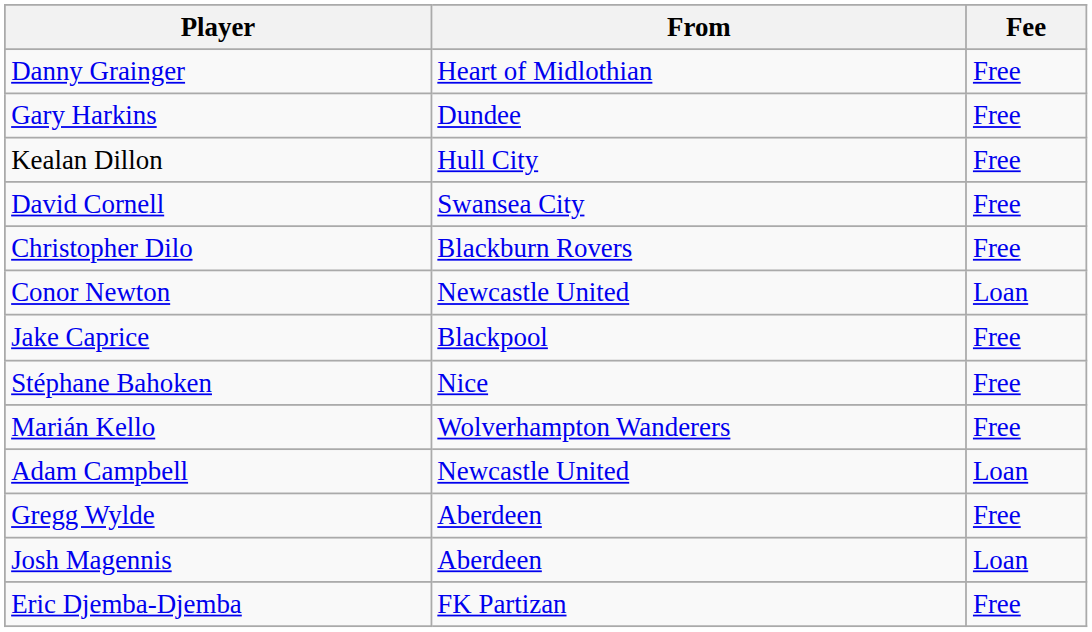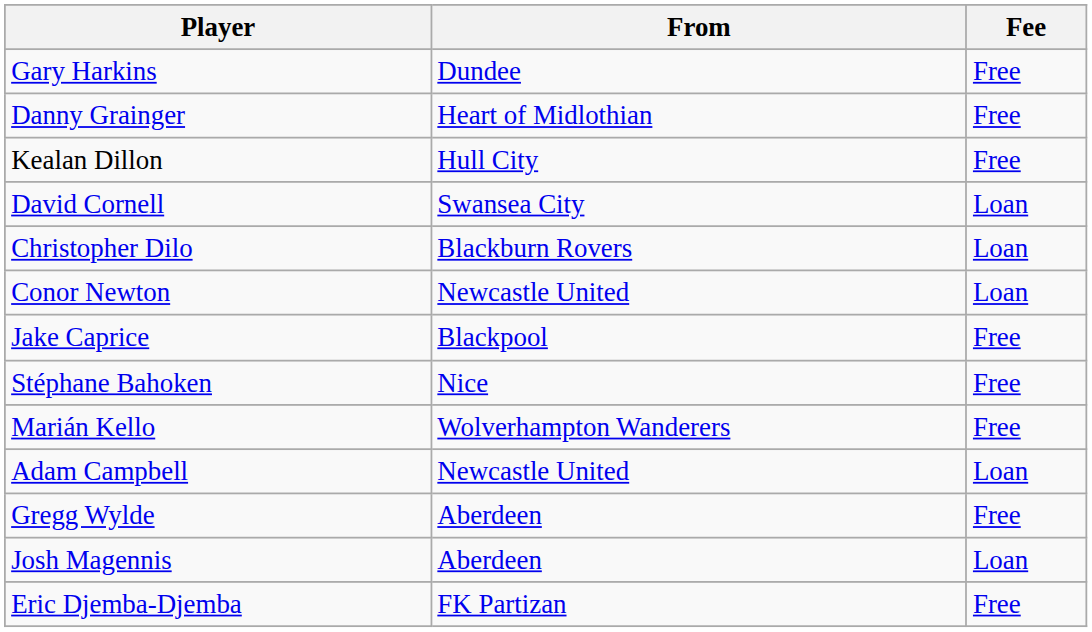rows swapped: (84, 115) <-> (98, 71)
(997, 204) Free -> (1001, 204) Loan
(997, 248) Free -> (1001, 248) Loan
